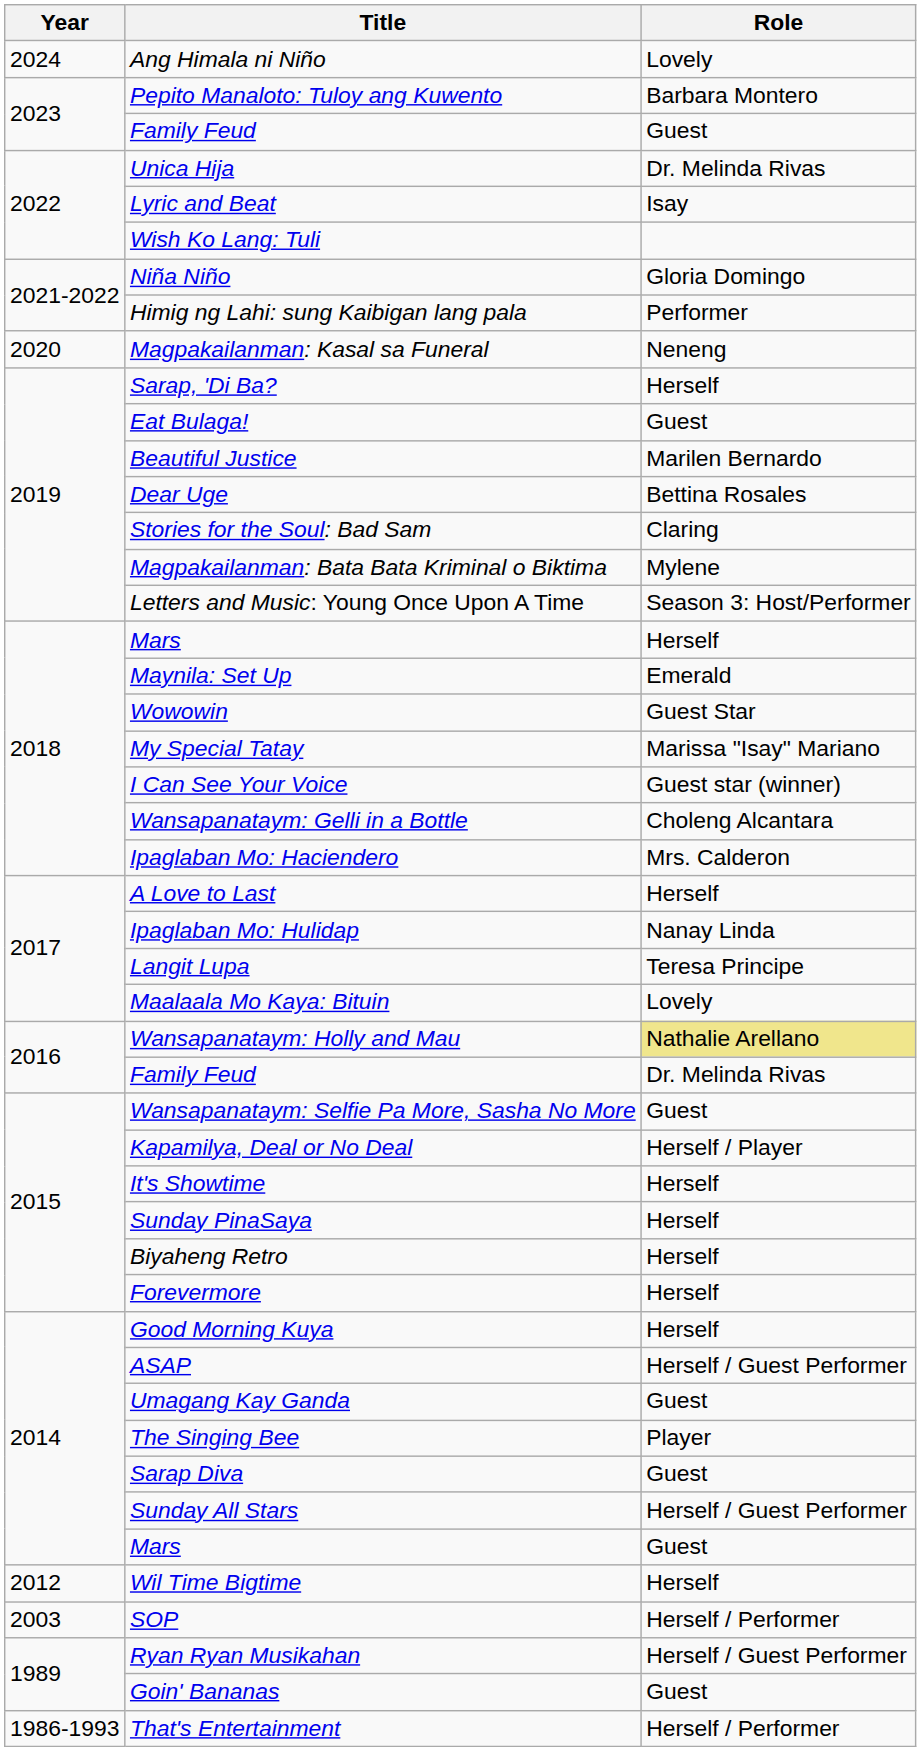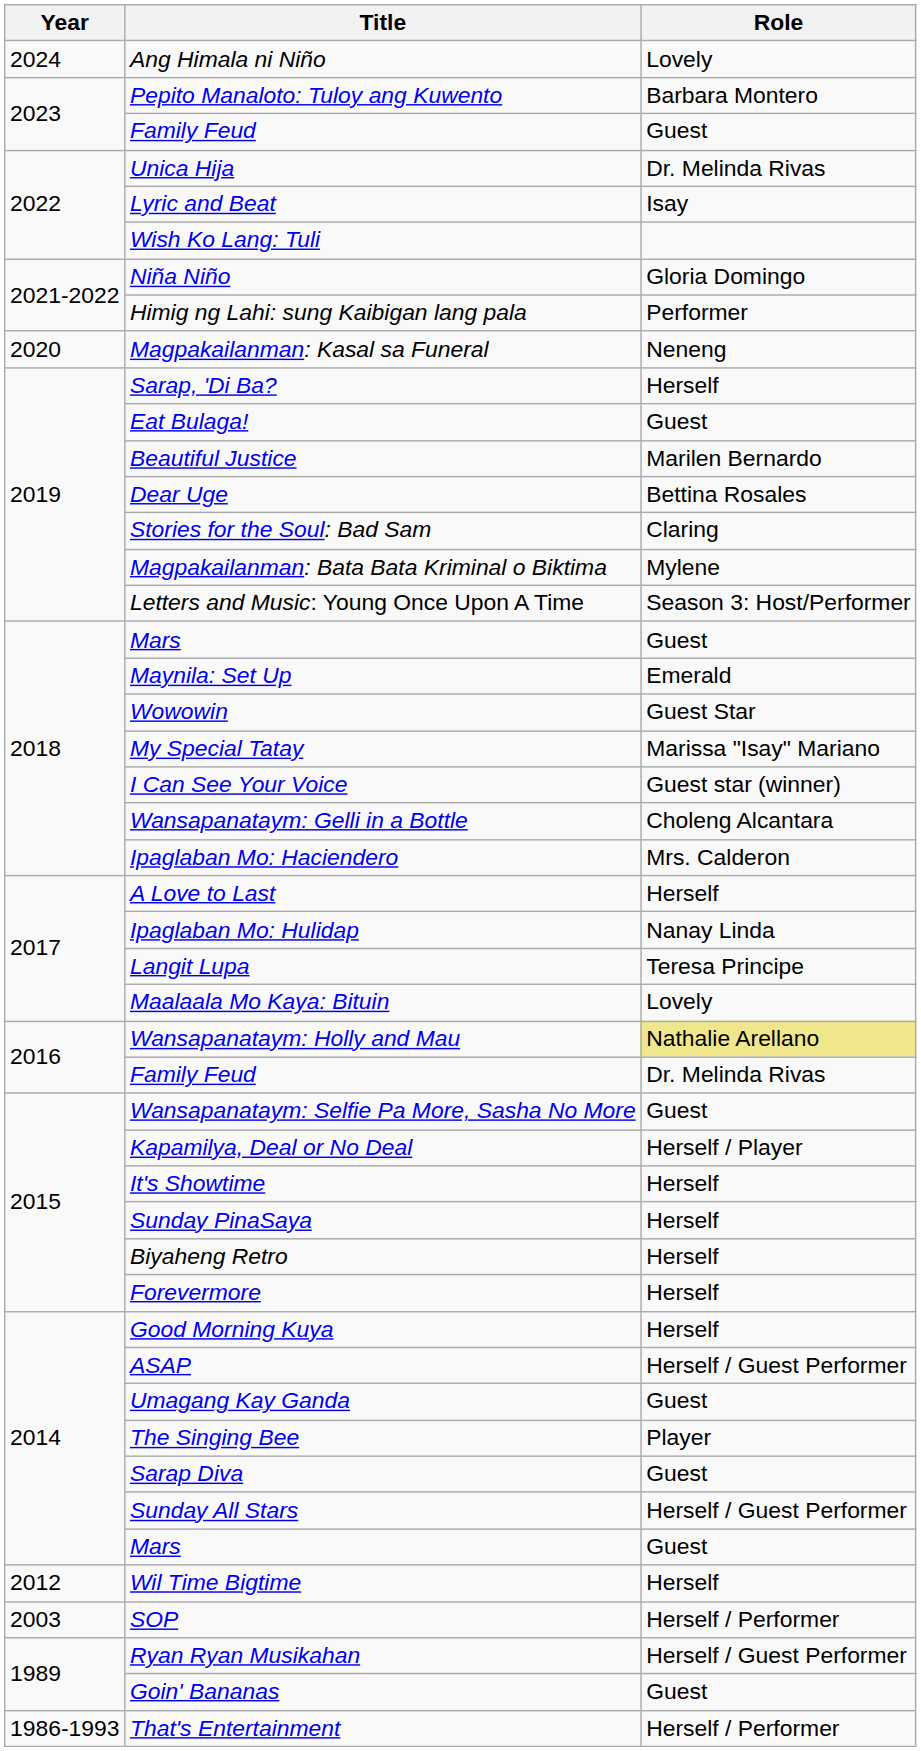(682, 639) Herself -> (677, 639) Guest
